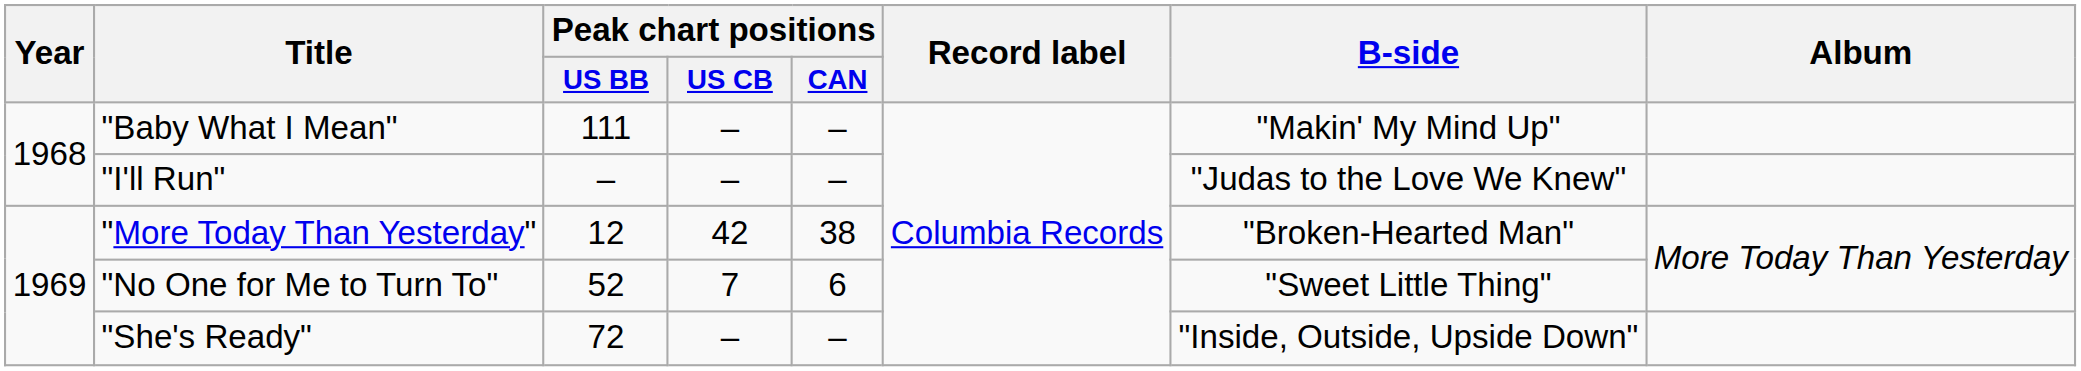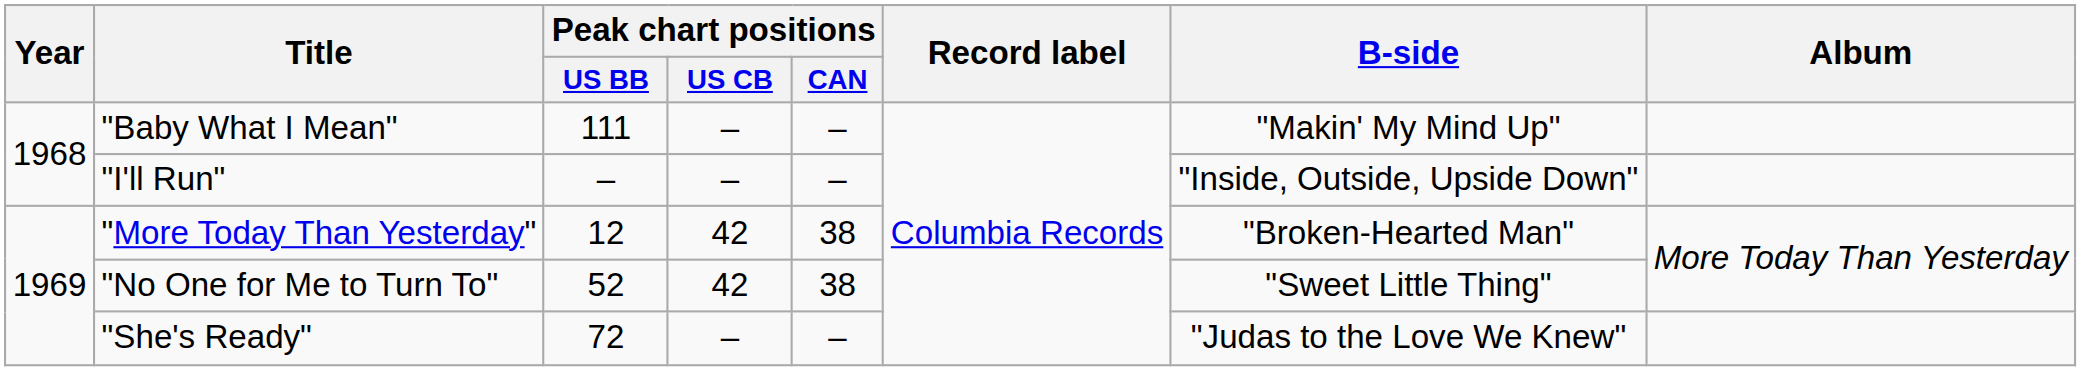(1408, 179) "Judas to the Love We Knew" -> (1408, 179) "Inside, Outside, Upside Down"
(730, 284) 7 -> (730, 284) 42
(838, 284) 6 -> (838, 284) 38
(1408, 337) "Inside, Outside, Upside Down" -> (1408, 337) "Judas to the Love We Knew"
